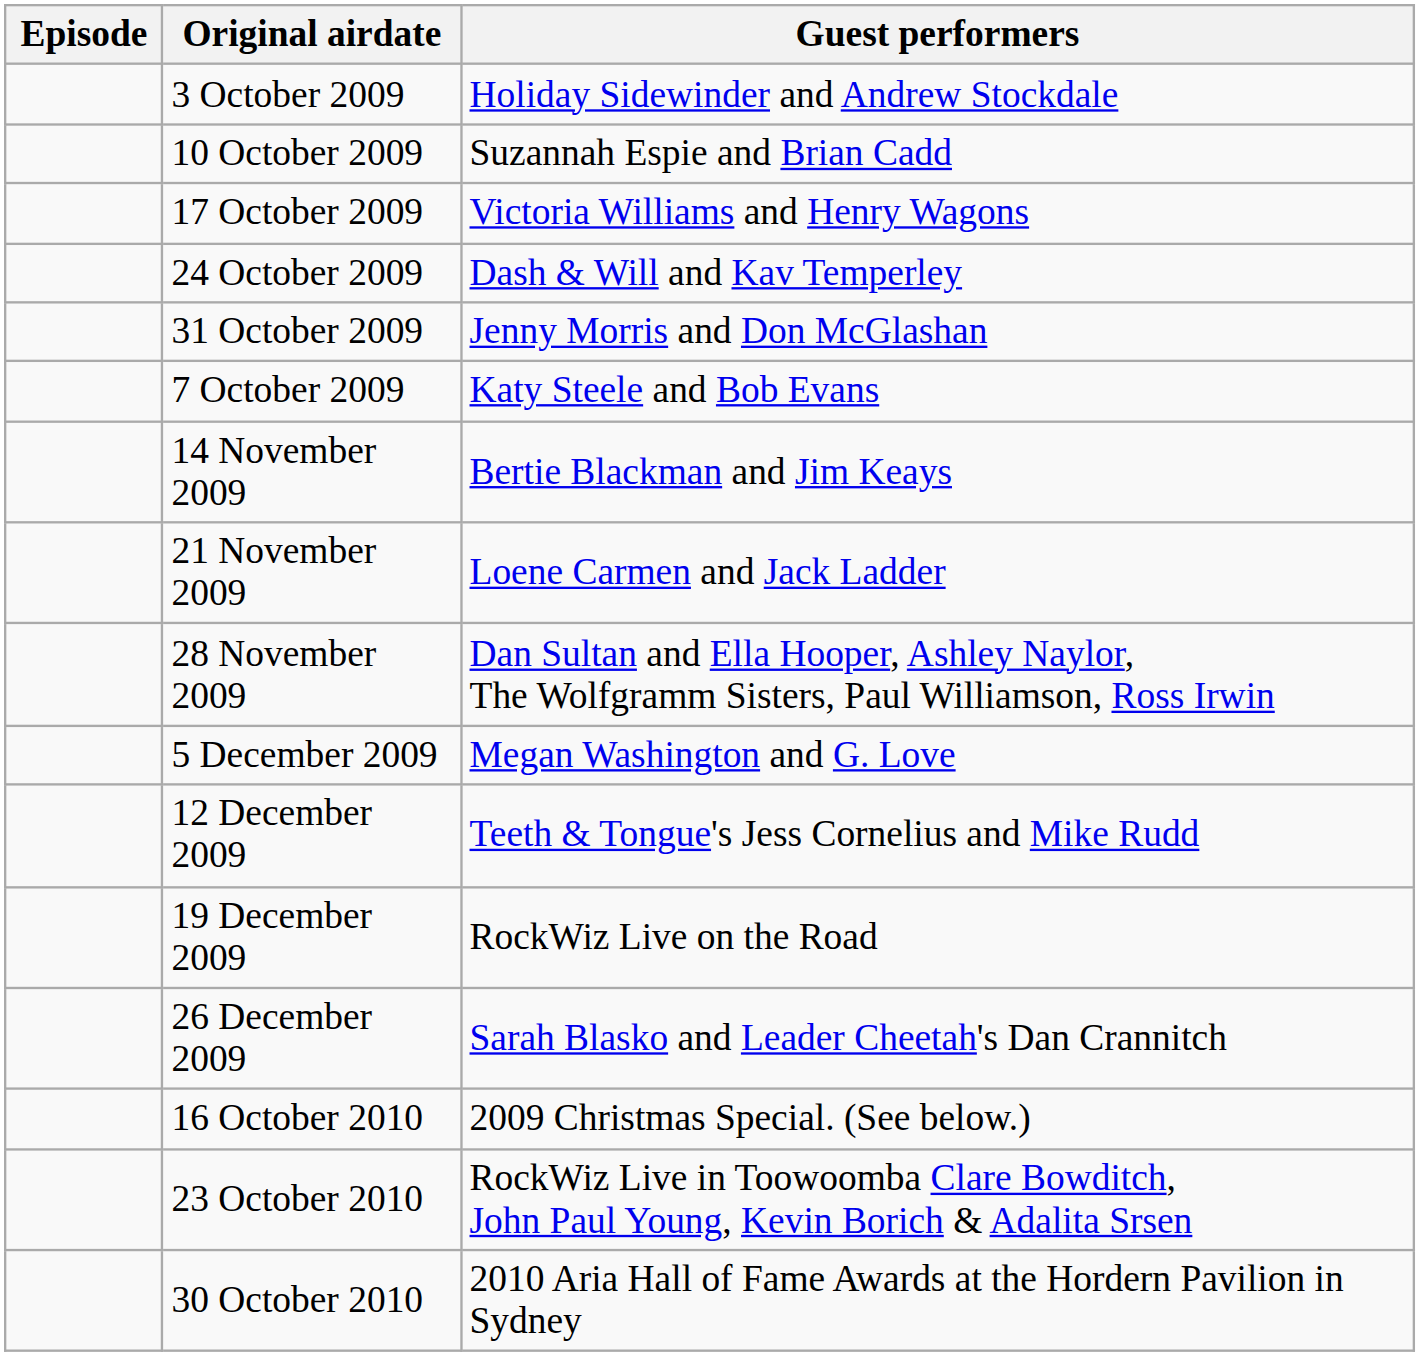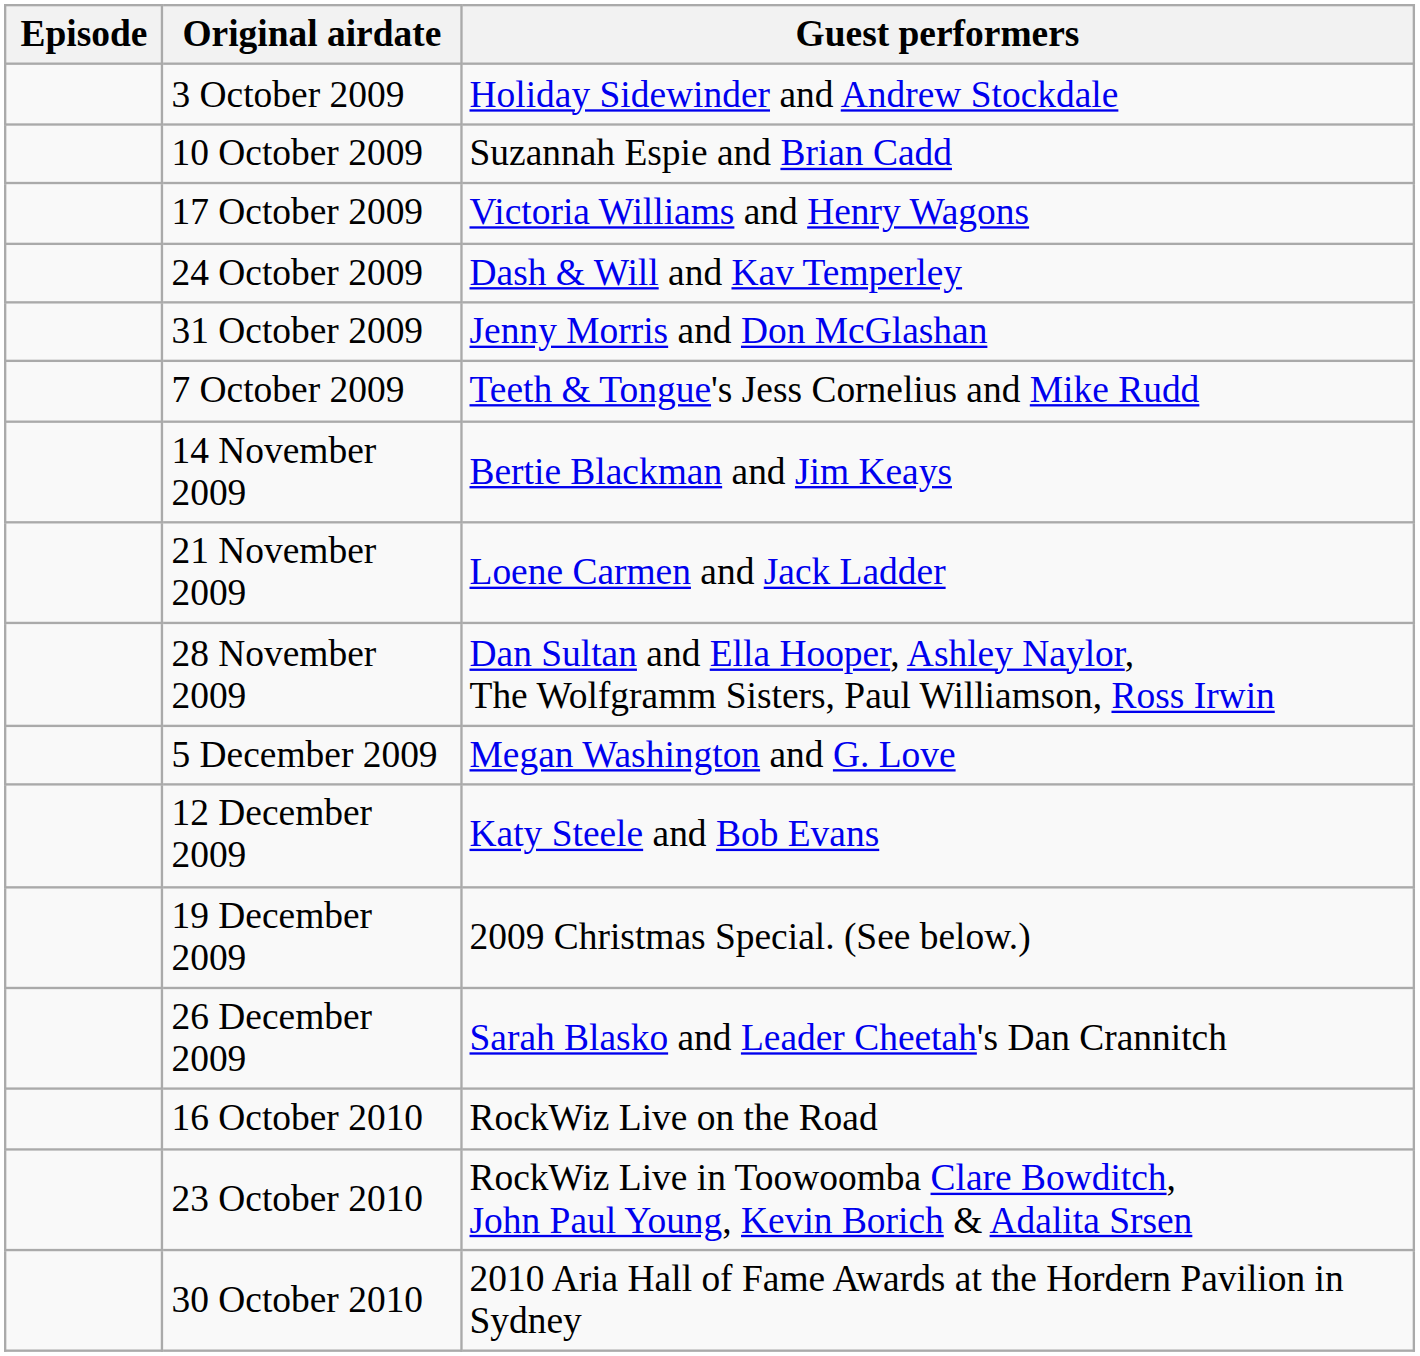(674, 390) Katy Steele and Bob Evans -> (834, 390) Teeth & Tongue's Jess Cornelius and Mike Rudd
(834, 834) Teeth & Tongue's Jess Cornelius and Mike Rudd -> (674, 834) Katy Steele and Bob Evans
(674, 936) RockWiz Live on the Road -> (750, 936) 2009 Christmas Special. (See below.)
(750, 1118) 2009 Christmas Special. (See below.) -> (674, 1118) RockWiz Live on the Road
